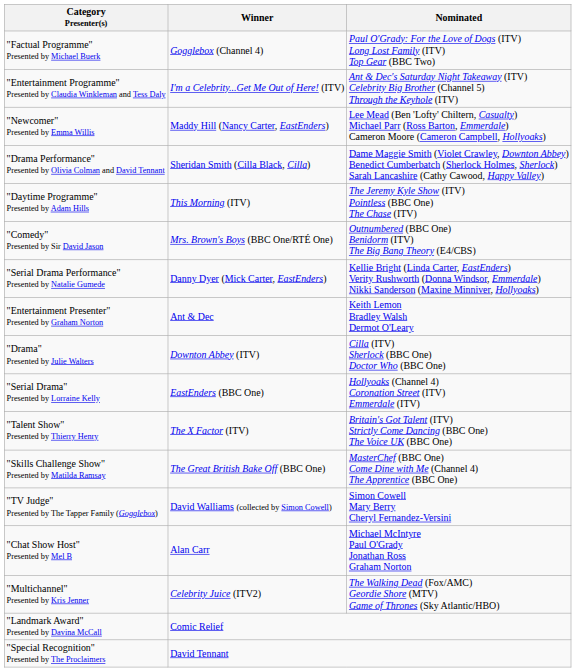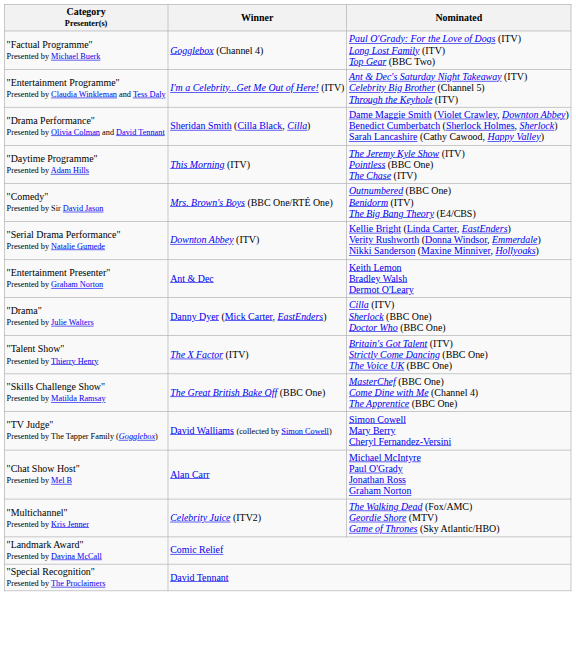- row: (51, 126)
(248, 278) Danny Dyer (Mick Carter, EastEnders) -> (215, 240) Downton Abbey (ITV)
(215, 354) Downton Abbey (ITV) -> (248, 316) Danny Dyer (Mick Carter, EastEnders)
- row: (53, 392)
